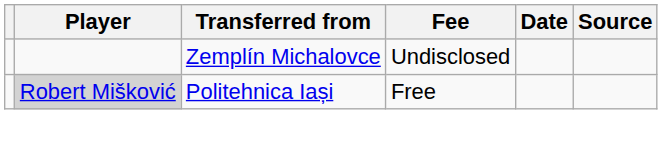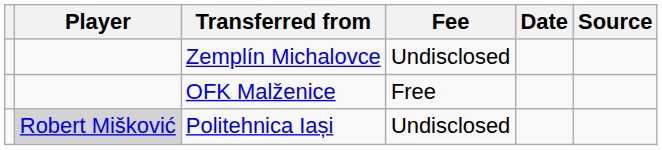+ row: (261, 91)
(413, 91) Free -> (451, 126) Undisclosed
